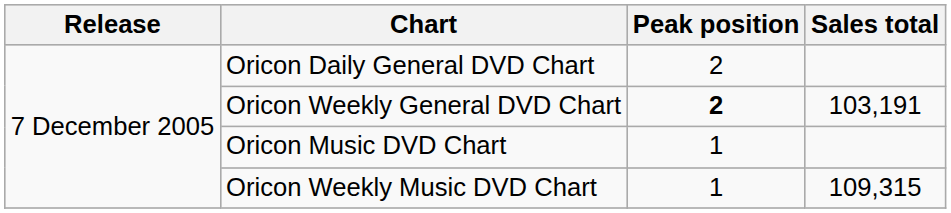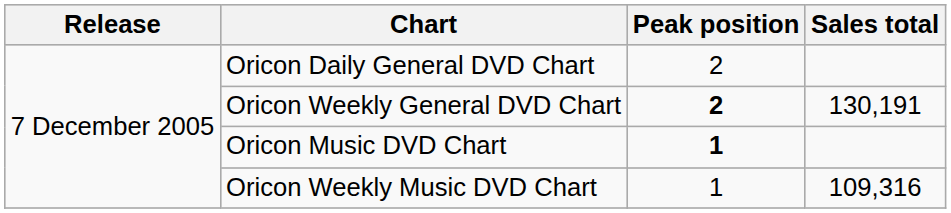(875, 106) 103,191 -> (875, 106) 130,191
(716, 146) normal -> (716, 146) bold
(875, 187) 109,315 -> (875, 187) 109,316
